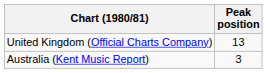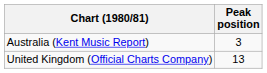rows swapped: (78, 59) <-> (110, 42)
